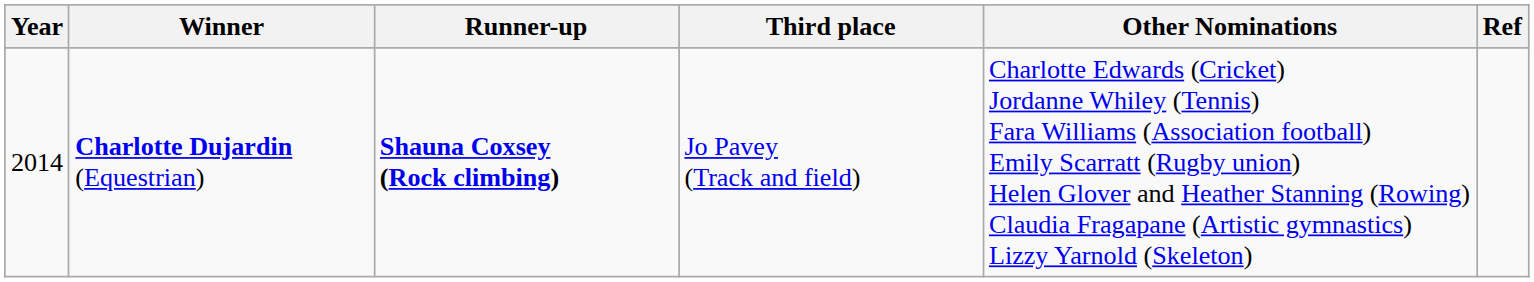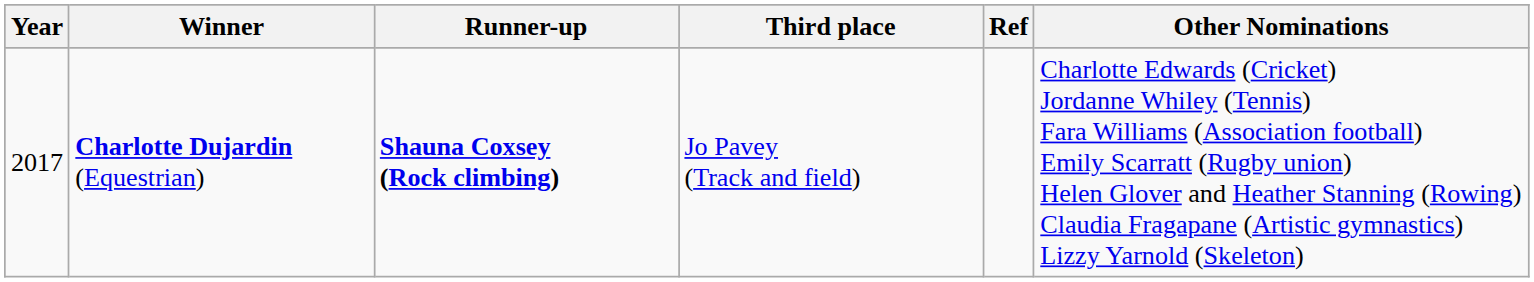columns swapped: (1230, 26) <-> (1502, 26)
(37, 162) 2014 -> (37, 162) 2017
